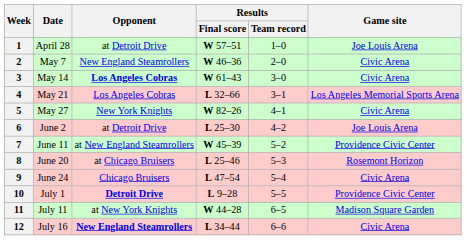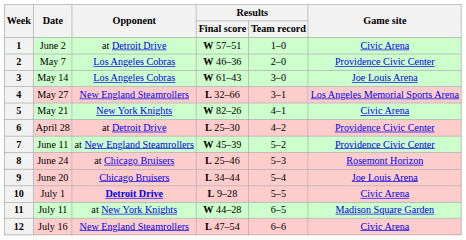(53, 45) April 28 -> (53, 45) June 2
(385, 45) Joe Louis Arena -> (385, 45) Civic Arena
(134, 61) New England Steamrollers -> (134, 61) Los Angeles Cobras
(385, 61) Civic Arena -> (385, 61) Providence Civic Center
(134, 78) bold -> (134, 78) normal
(385, 78) Civic Arena -> (385, 78) Joe Louis Arena
(53, 94) May 21 -> (53, 94) May 27
(134, 94) Los Angeles Cobras -> (134, 94) New England Steamrollers
(53, 111) May 27 -> (53, 111) May 21
(53, 127) June 2 -> (53, 127) April 28
(385, 127) Joe Louis Arena -> (385, 127) Providence Civic Center
(53, 160) June 20 -> (53, 160) June 24
(53, 177) June 24 -> (53, 177) June 20
(222, 177) L 47–54 -> (222, 177) L 34–44
(385, 177) Civic Arena -> (385, 177) Joe Louis Arena
(385, 193) Providence Civic Center -> (385, 193) Civic Arena
(134, 226) bold -> (134, 226) normal
(222, 226) L 34–44 -> (222, 226) L 47–54
